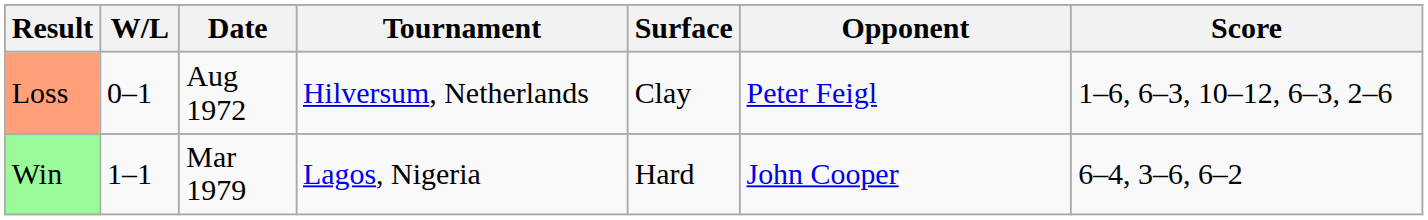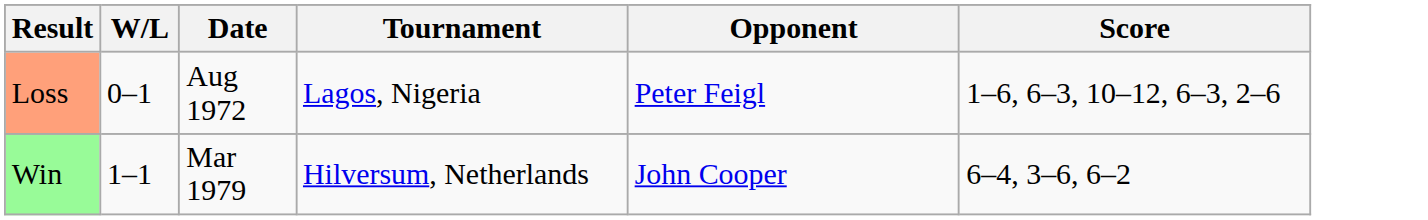- column: (684, 28)
(446, 92) Hilversum, Netherlands -> (392, 92) Lagos, Nigeria
(392, 173) Lagos, Nigeria -> (446, 173) Hilversum, Netherlands
